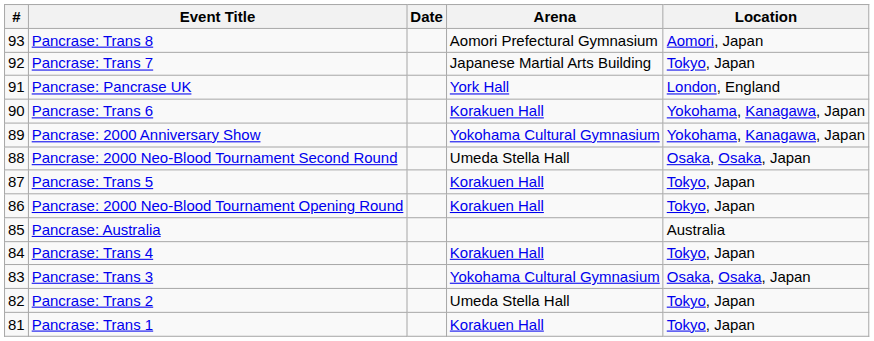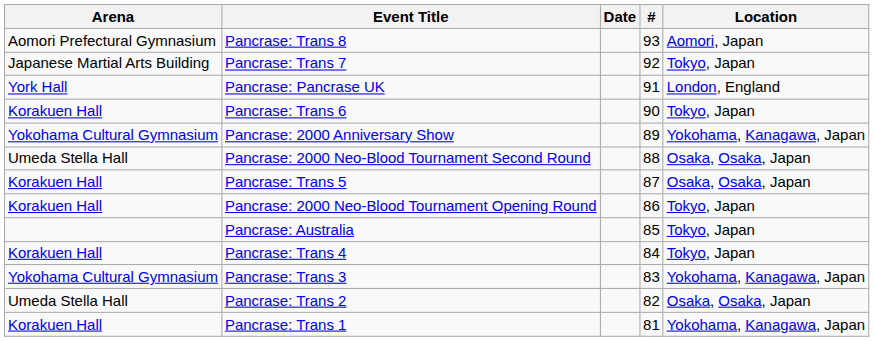columns swapped: (16, 17) <-> (555, 17)
(766, 111) Yokohama, Kanagawa, Japan -> (711, 111) Tokyo, Japan
(711, 182) Tokyo, Japan -> (739, 182) Osaka, Osaka, Japan
(696, 230) Australia -> (711, 230) Tokyo, Japan
(739, 277) Osaka, Osaka, Japan -> (766, 277) Yokohama, Kanagawa, Japan
(711, 301) Tokyo, Japan -> (739, 301) Osaka, Osaka, Japan
(711, 324) Tokyo, Japan -> (766, 324) Yokohama, Kanagawa, Japan
